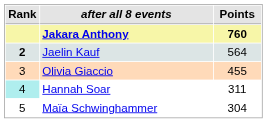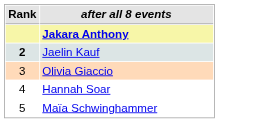- column: (237, 14)
(22, 89) paleturquoise background -> (22, 89) no background
